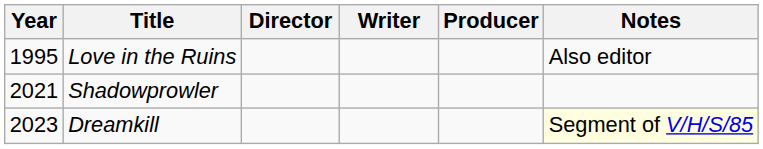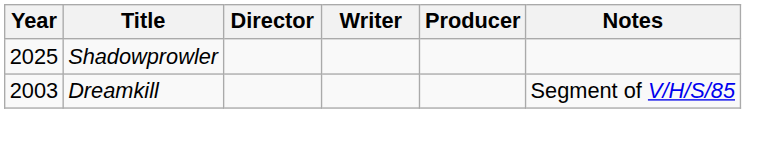- row: (152, 56)
(34, 90) 2021 -> (34, 56) 2025
(34, 125) 2023 -> (34, 90) 2003
(651, 125) lightyellow background -> (633, 90) no background
